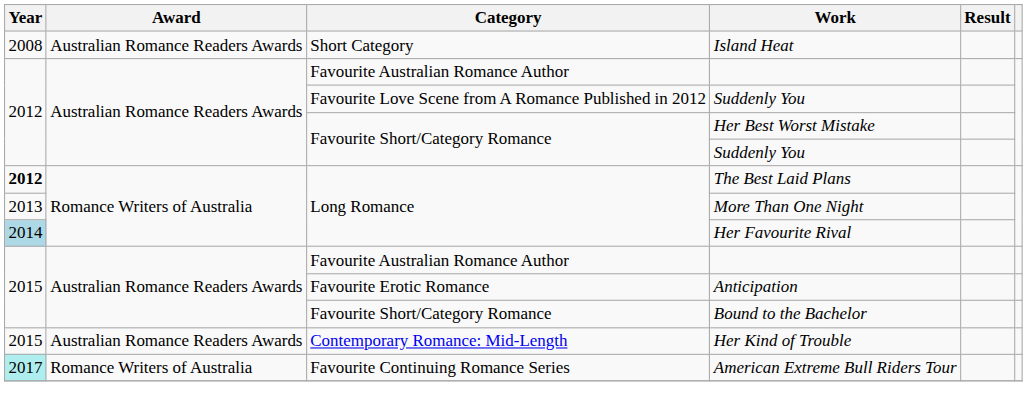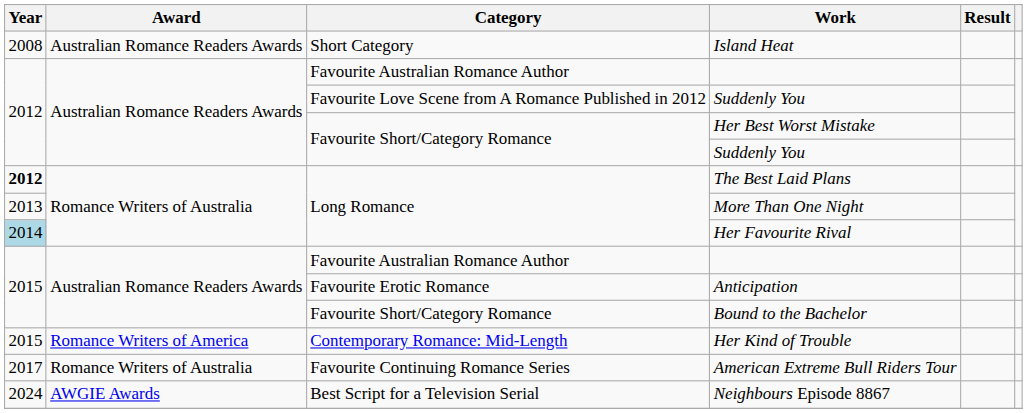(176, 340) Australian Romance Readers Awards -> (149, 340) Romance Writers of America
(25, 367) paleturquoise background -> (25, 367) no background
+ row: (425, 394)
